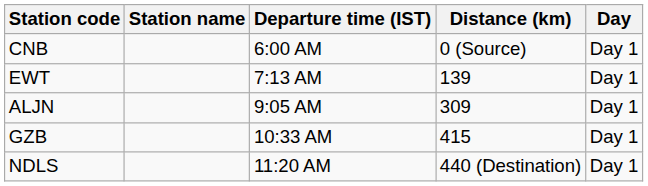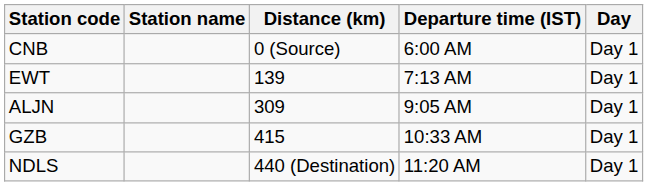columns swapped: (343, 19) <-> (510, 19)
